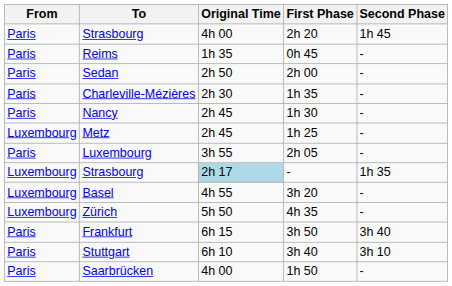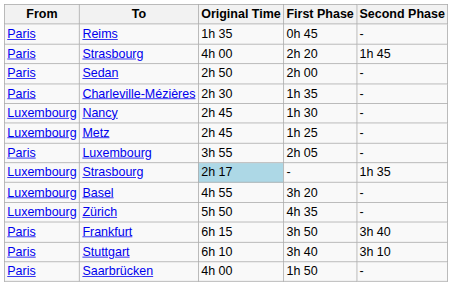rows swapped: (113, 34) <-> (100, 53)
(21, 113) Paris -> (42, 113) Luxembourg
